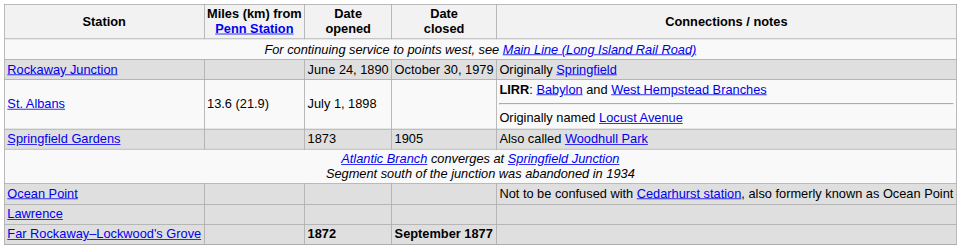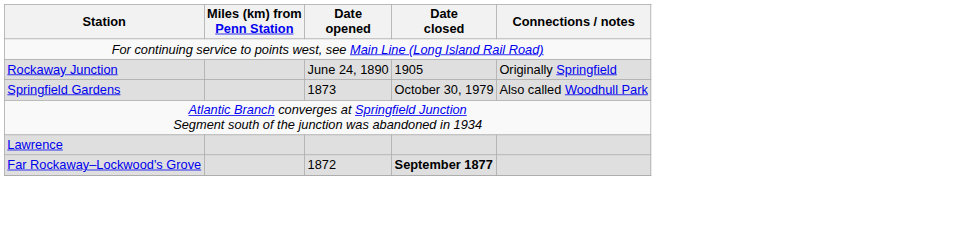(444, 69) October 30, 1979 -> (409, 69) 1905
- row: (36, 104)
(409, 139) 1905 -> (444, 89) October 30, 1979
- row: (43, 194)
(322, 234) bold -> (322, 165) normal
